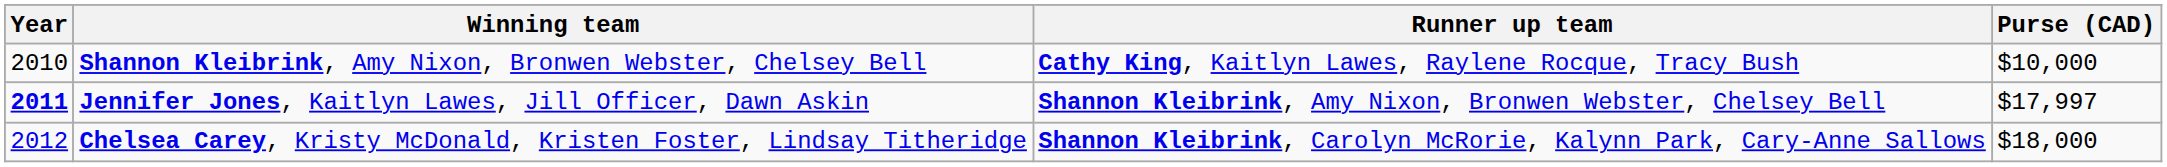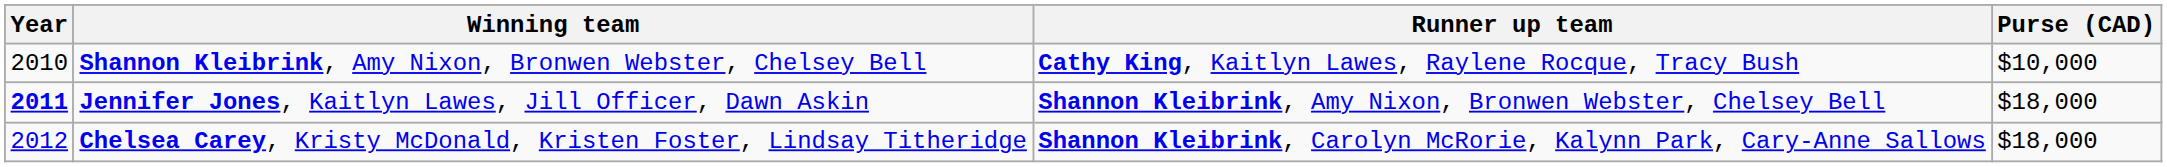(2047, 102) $17,997 -> (2047, 102) $18,000
